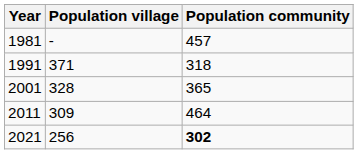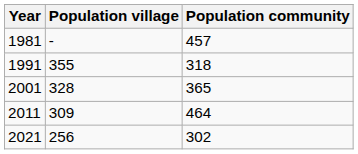(61, 64) 371 -> (61, 64) 355
(199, 137) bold -> (199, 137) normal
